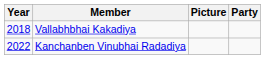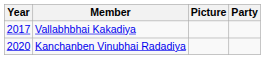(19, 29) 2018 -> (19, 29) 2017
(19, 46) 2022 -> (19, 46) 2020
